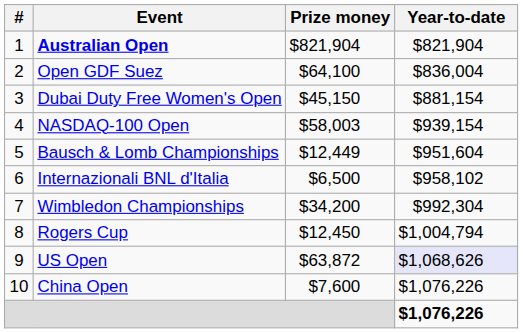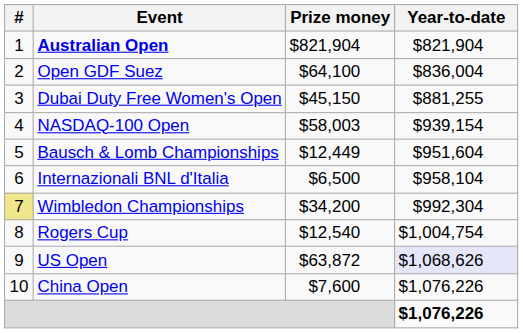(448, 98) $881,154 -> (448, 98) $881,255
(448, 179) $958,102 -> (448, 179) $958,104
(19, 206) no background -> (19, 206) khaki background
(330, 233) $12,450 -> (330, 233) $12,540
(441, 233) $1,004,794 -> (441, 233) $1,004,754
